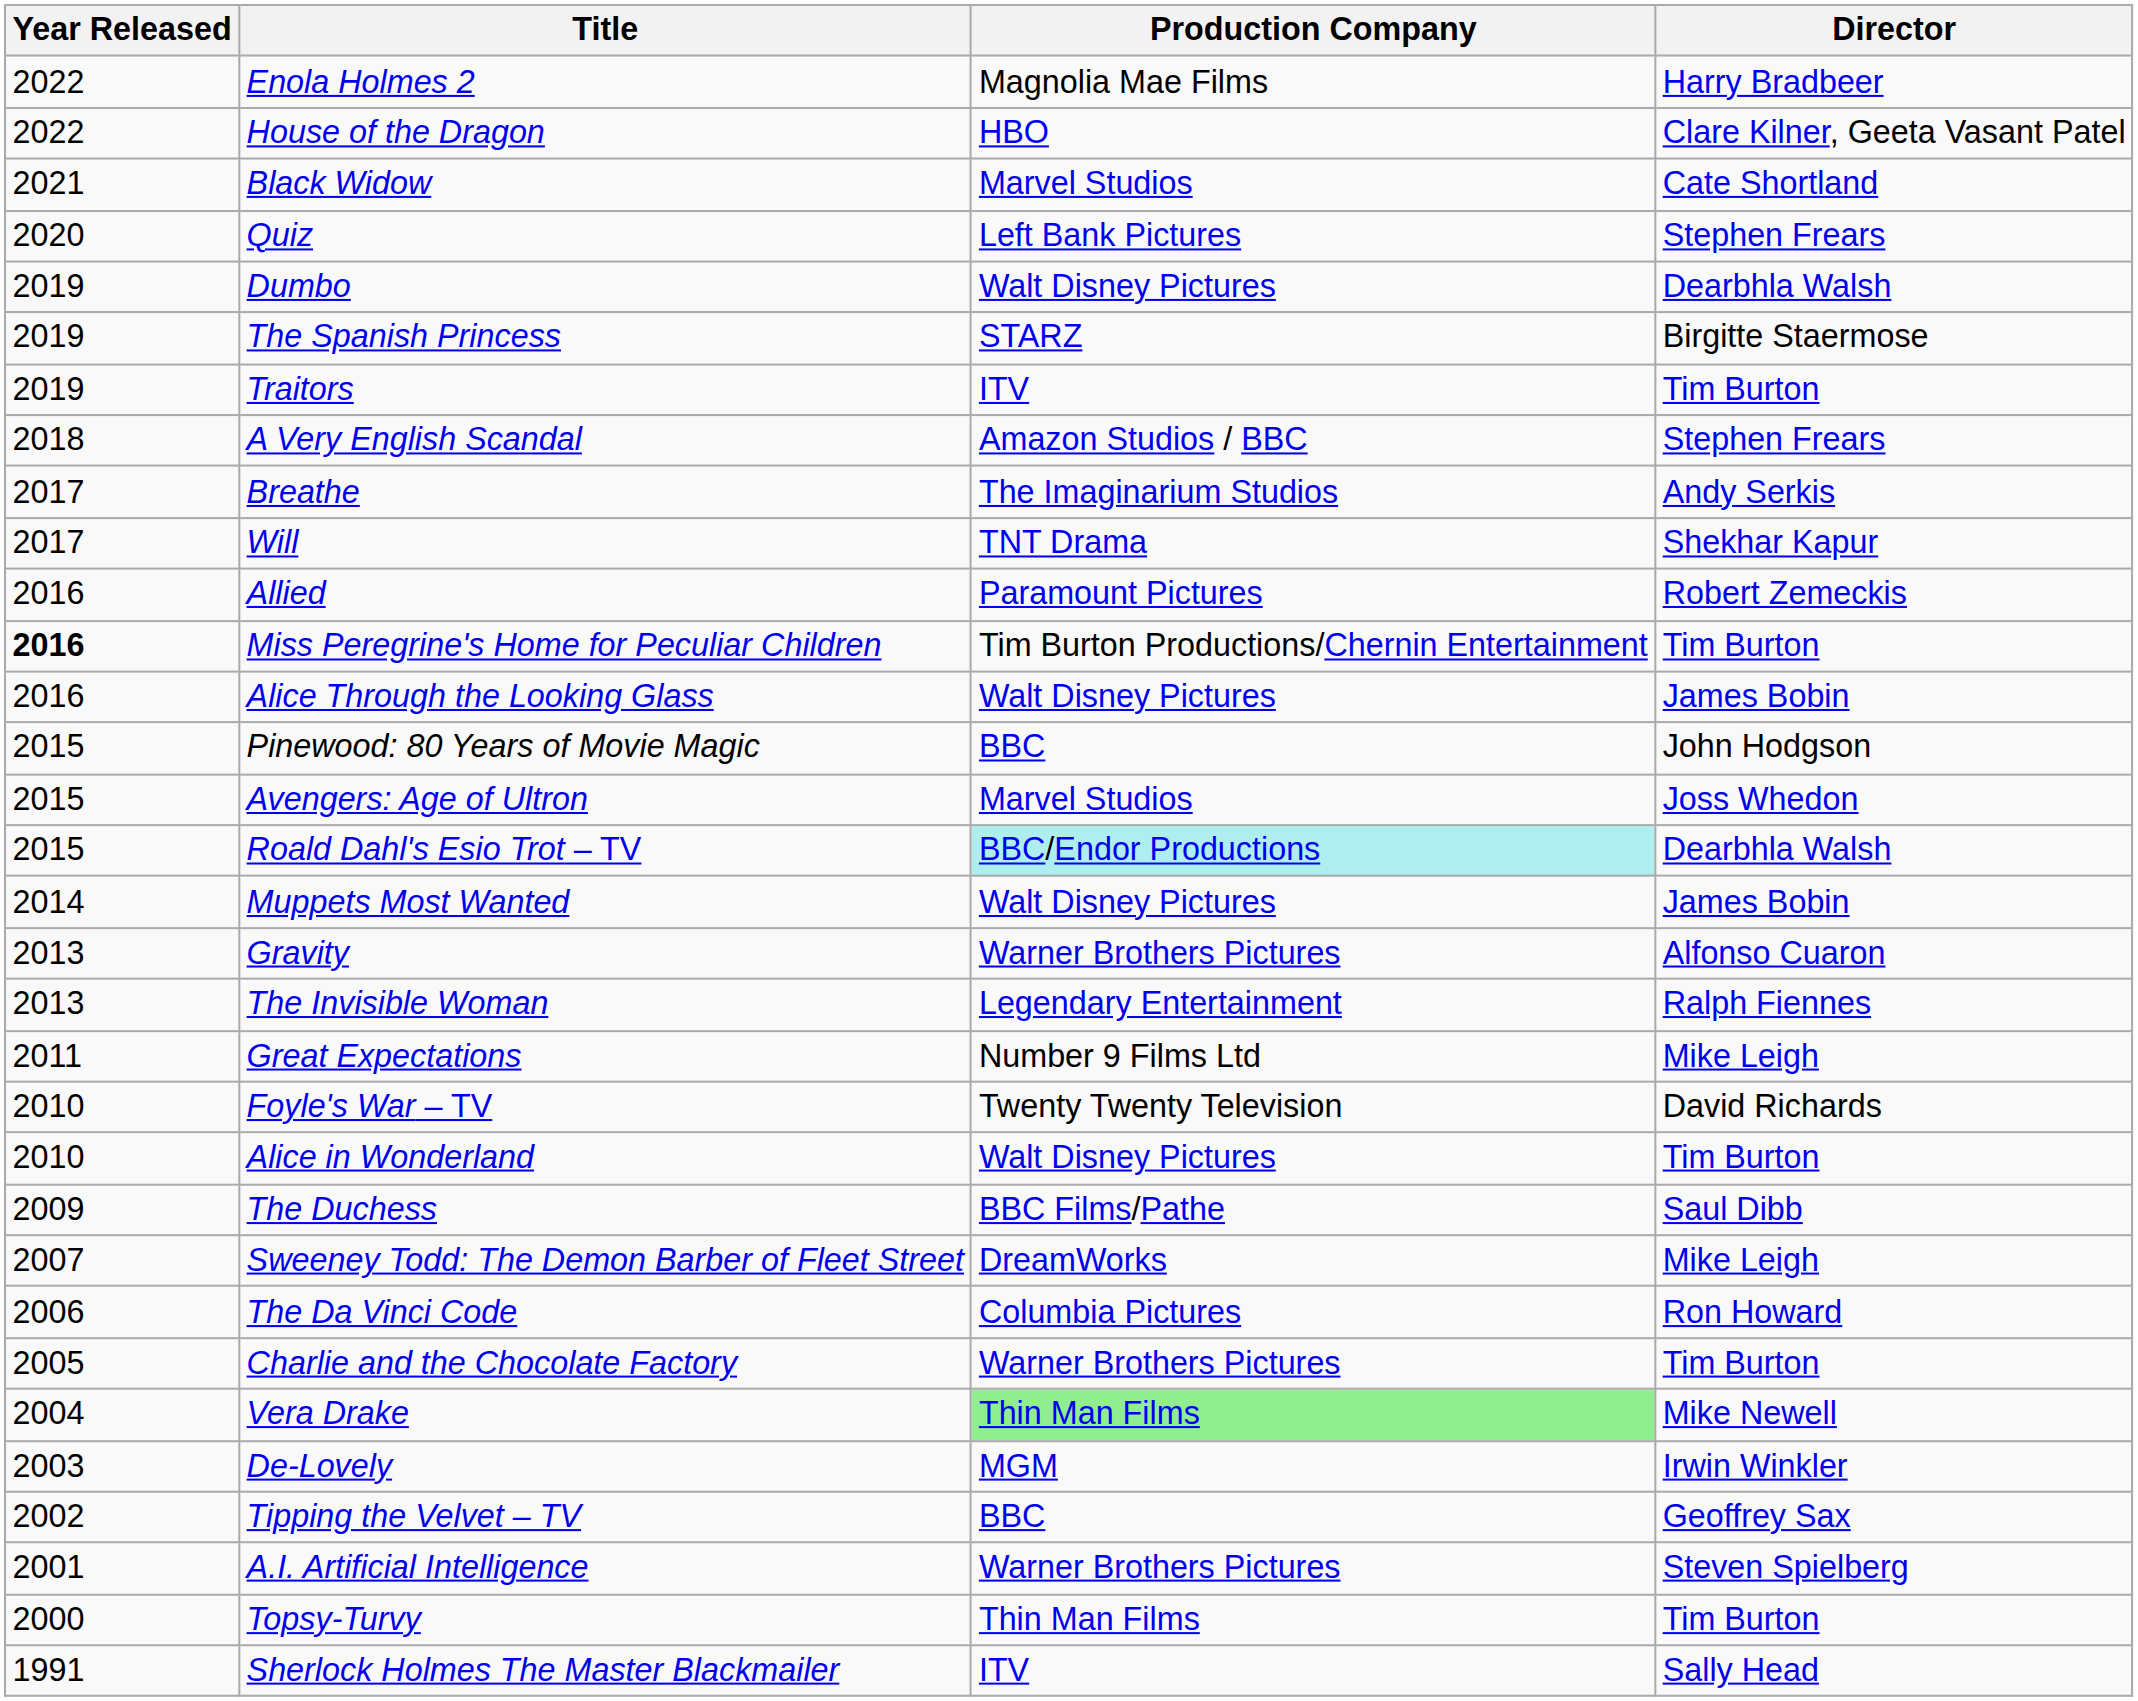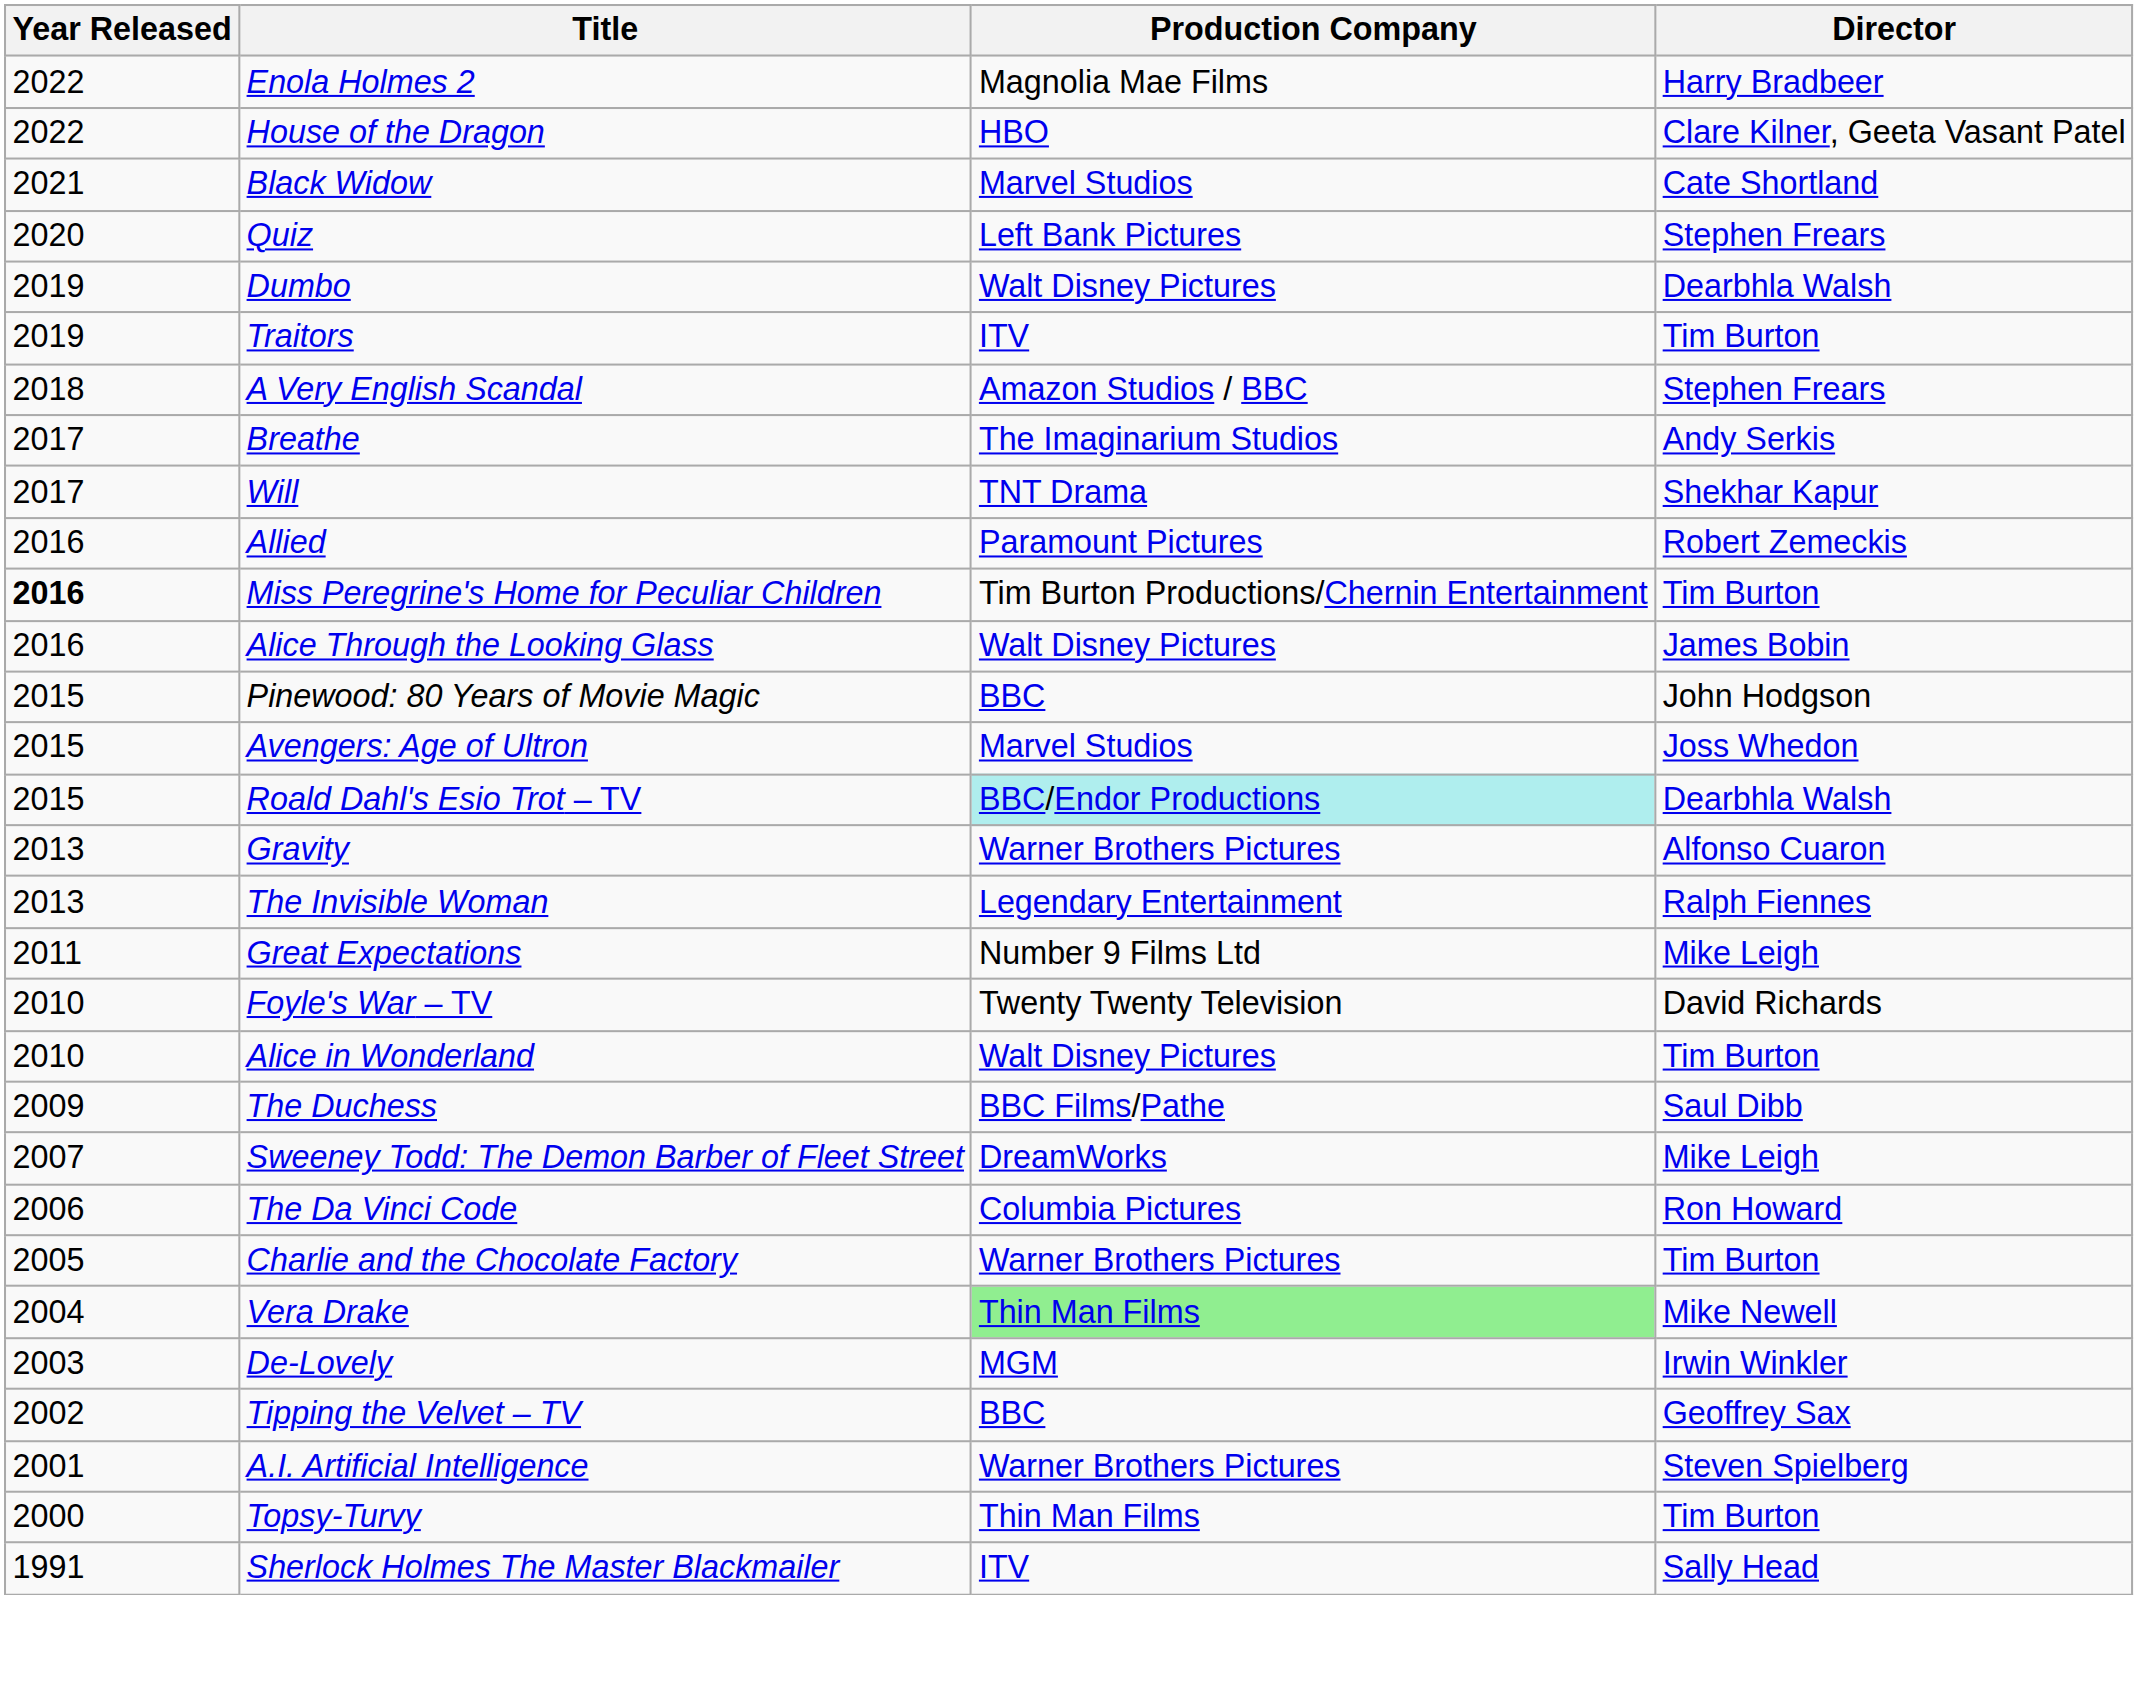- row: (404, 337)
- row: (408, 901)
